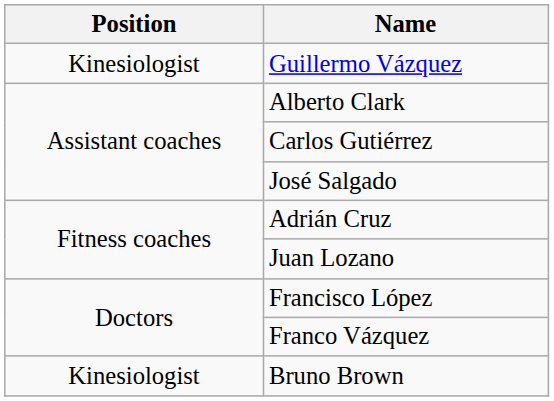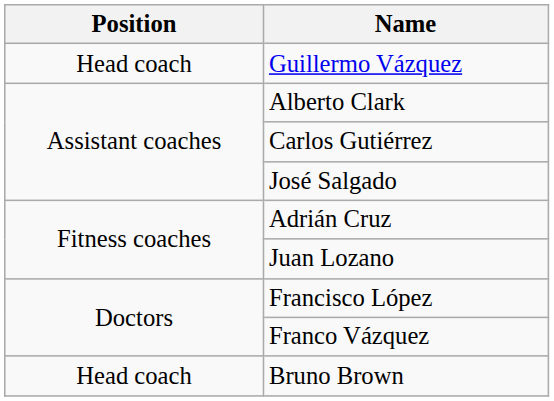(134, 63) Kinesiologist -> (134, 63) Head coach
(134, 375) Kinesiologist -> (134, 375) Head coach
